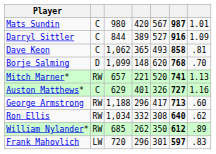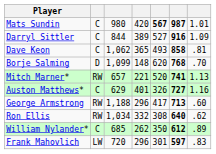(160, 24) normal -> (160, 24) bold
(97, 129) RW -> (97, 129) C
